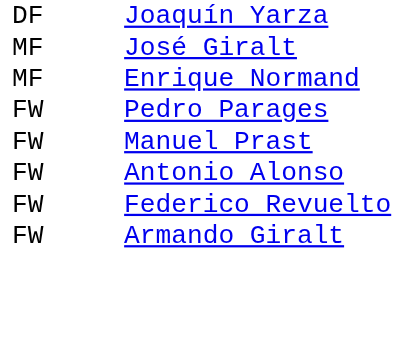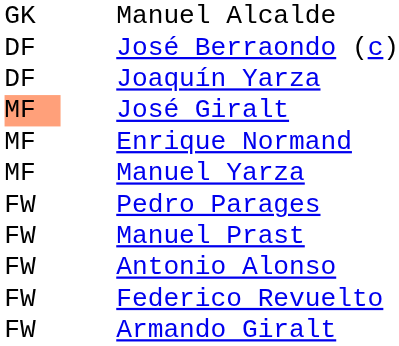+ row: (226, 17)
+ row: (258, 48)
(28, 48) no background -> (20, 111) lightsalmon background
+ row: (211, 173)
